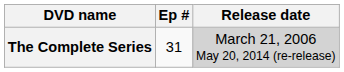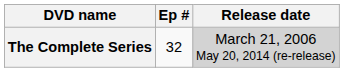(174, 47) 31 -> (174, 47) 32
